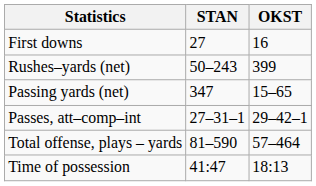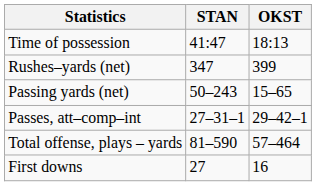rows swapped: (45, 42) <-> (69, 167)
(213, 67) 50–243 -> (201, 67) 347
(201, 92) 347 -> (213, 92) 50–243
